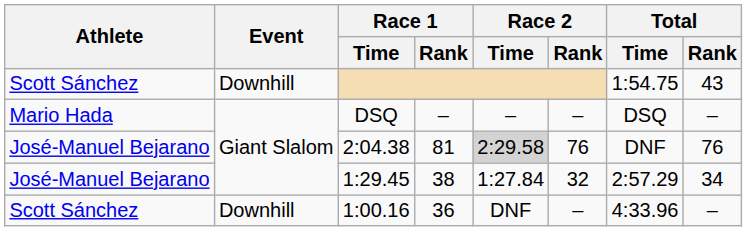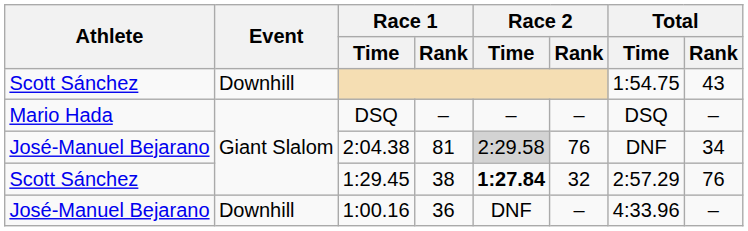(712, 147) 76 -> (713, 147) 34
(109, 179) José-Manuel Bejarano -> (74, 179) Scott Sánchez
(511, 179) normal -> (511, 179) bold
(712, 179) 34 -> (713, 179) 76
(74, 211) Scott Sánchez -> (109, 211) José-Manuel Bejarano
